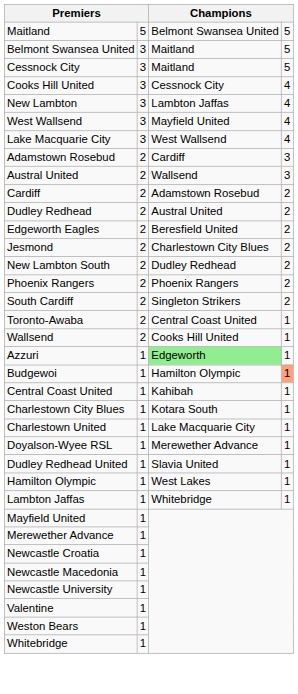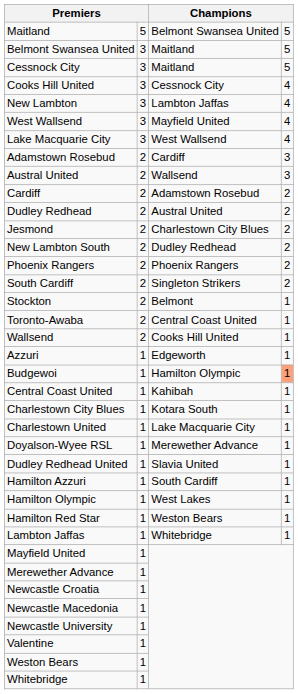- row: (53, 229)
+ row: (29, 301)
(178, 355) lightgreen background -> (178, 355) no background
+ row: (46, 481)
+ row: (53, 517)
